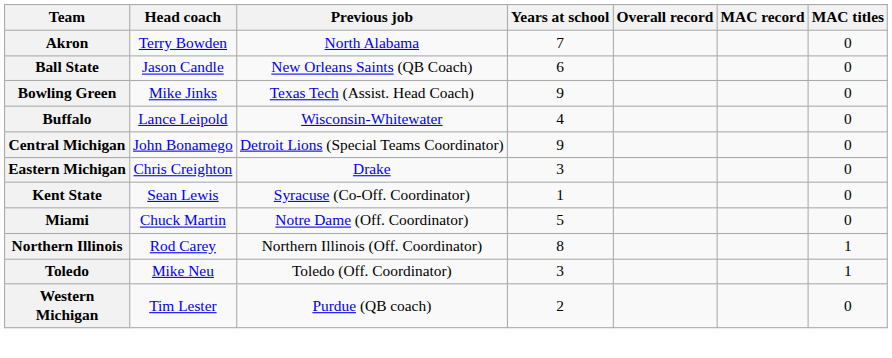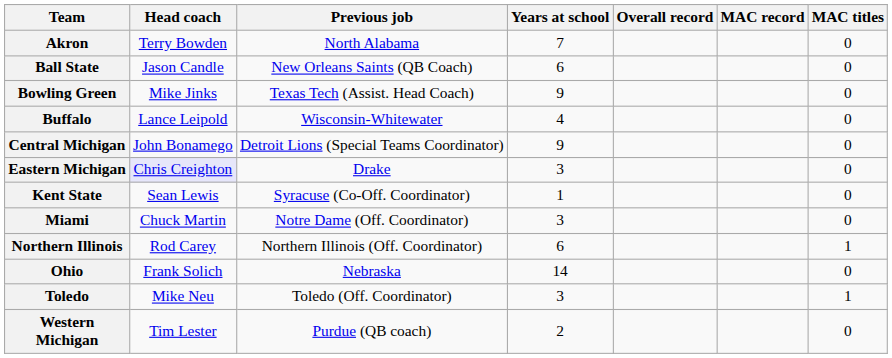(183, 170) no background -> (183, 170) lavender background
(560, 220) 5 -> (560, 220) 3
(560, 246) 8 -> (560, 246) 6
+ row: (67, 271)
